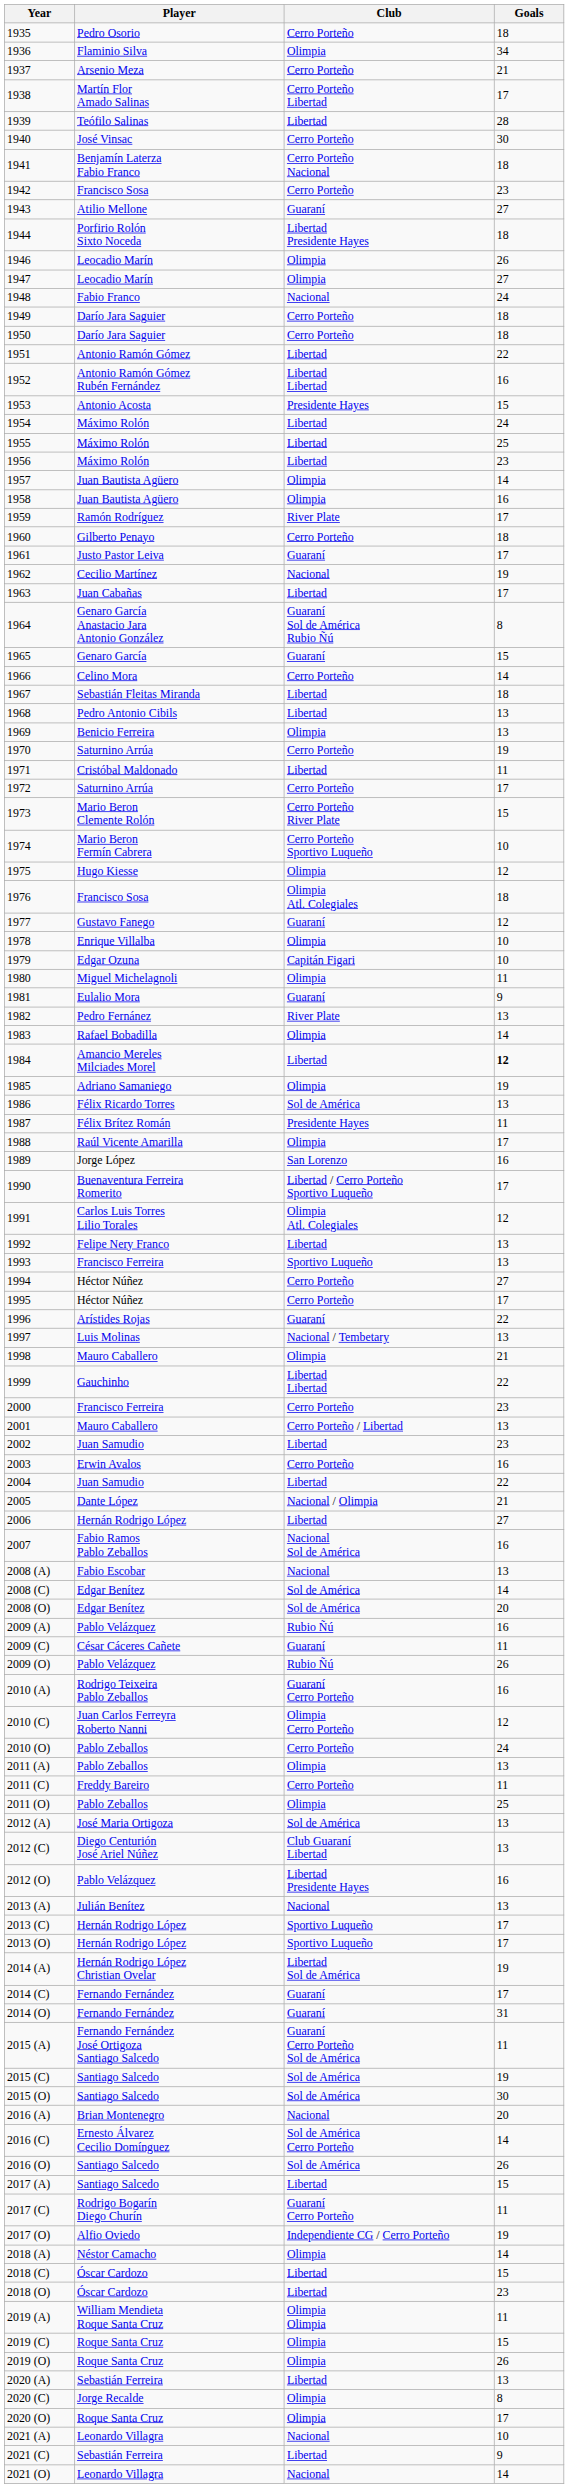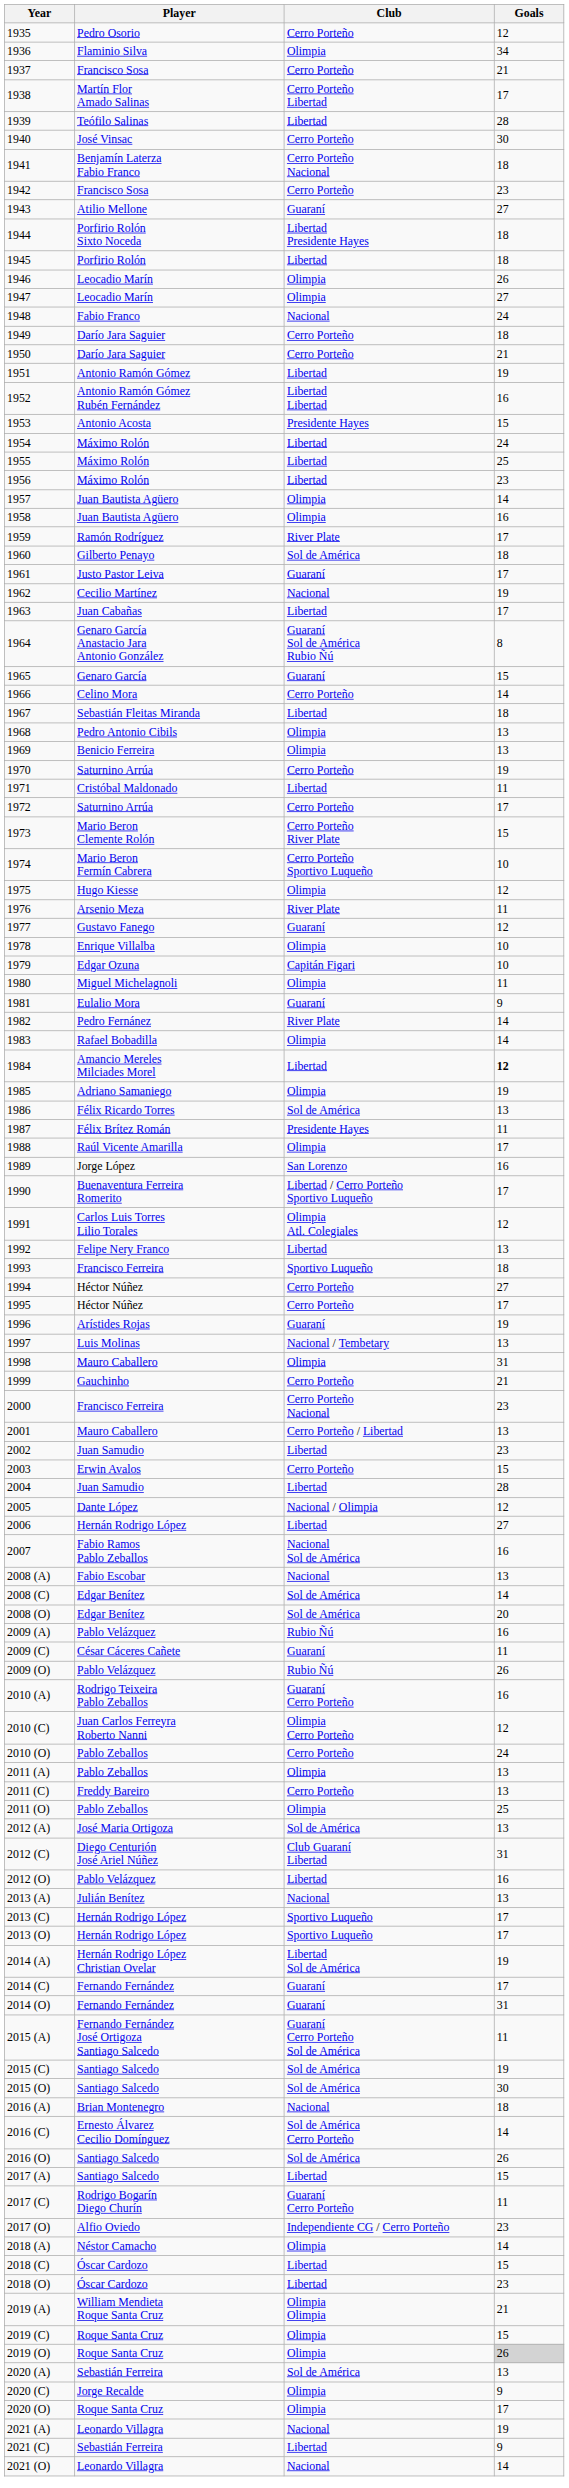(503, 32) 18 -> (503, 32) 12
(110, 70) Arsenio Meza -> (113, 70) Francisco Sosa
+ row: (19, 260)
(503, 335) 18 -> (503, 354) 21
(503, 354) 22 -> (503, 373) 19
(320, 536) Cerro Porteño -> (323, 555) Sol de América
(307, 713) Libertad -> (306, 732) Olimpia
(113, 896) Francisco Sosa -> (110, 909) Arsenio Meza
(322, 896) Olimpia Atl. Colegiales -> (313, 909) River Plate
(503, 896) 18 -> (502, 909) 11
(503, 1016) 13 -> (503, 1021) 14
(503, 1262) 13 -> (503, 1268) 18
(503, 1319) 22 -> (503, 1324) 19
(503, 1356) 21 -> (503, 1362) 31
(307, 1382) Libertad Libertad -> (320, 1380) Cerro Porteño
(503, 1382) 22 -> (503, 1380) 21
(320, 1407) Cerro Porteño -> (320, 1406) Cerro Porteño Nacional
(503, 1463) 16 -> (503, 1469) 15
(503, 1482) 22 -> (503, 1488) 28
(503, 1501) 21 -> (503, 1506) 12
(502, 1785) 11 -> (503, 1790) 13
(503, 1848) 13 -> (503, 1853) 31
(328, 1880) Libertad Presidente Hayes -> (307, 1879) Libertad
(503, 2115) 20 -> (503, 2107) 18
(503, 2235) 19 -> (503, 2227) 23
(502, 2317) 11 -> (503, 2309) 21
(503, 2361) no background -> (503, 2353) lightgrey background
(307, 2380) Libertad -> (323, 2372) Sol de América
(500, 2399) 8 -> (500, 2391) 9
(503, 2436) 10 -> (503, 2428) 19
